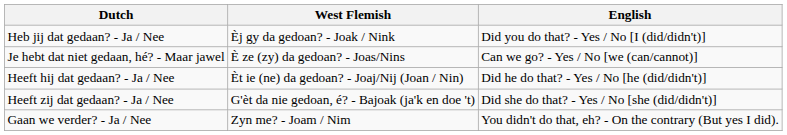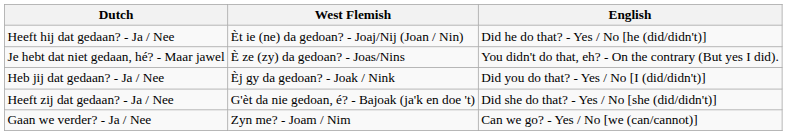rows swapped: (86, 36) <-> (91, 78)
(589, 57) Can we go? - Yes / No [we (can/cannot)] -> (630, 57) You didn't do that, eh? - On the contrary (But yes I did).
(630, 120) You didn't do that, eh? - On the contrary (But yes I did). -> (589, 120) Can we go? - Yes / No [we (can/cannot)]
